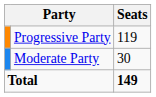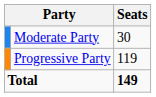rows swapped: (62, 37) <-> (57, 59)
